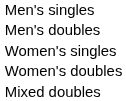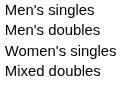- row: (64, 71)
